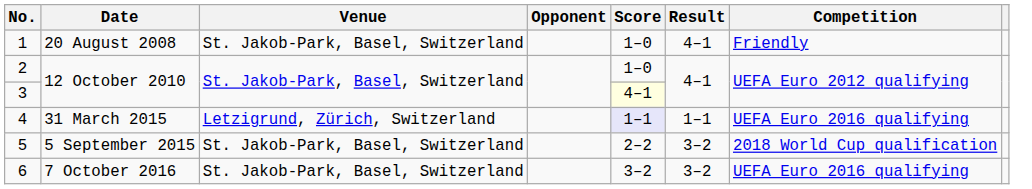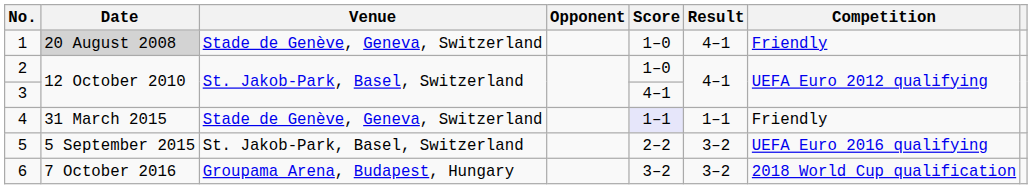(110, 43) no background -> (110, 43) lightgrey background
(363, 43) St. Jakob-Park, Basel, Switzerland -> (373, 43) Stade de Genève, Geneva, Switzerland
(638, 94) lightyellow background -> (657, 94) no background
(349, 120) Letzigrund, Zürich, Switzerland -> (373, 120) Stade de Genève, Geneva, Switzerland
(851, 120) UEFA Euro 2016 qualifying -> (790, 120) Friendly
(865, 146) 2018 World Cup qualification -> (870, 146) UEFA Euro 2016 qualifying
(363, 171) St. Jakob-Park, Basel, Switzerland -> (358, 171) Groupama Arena, Budapest, Hungary
(851, 171) UEFA Euro 2016 qualifying -> (884, 171) 2018 World Cup qualification
